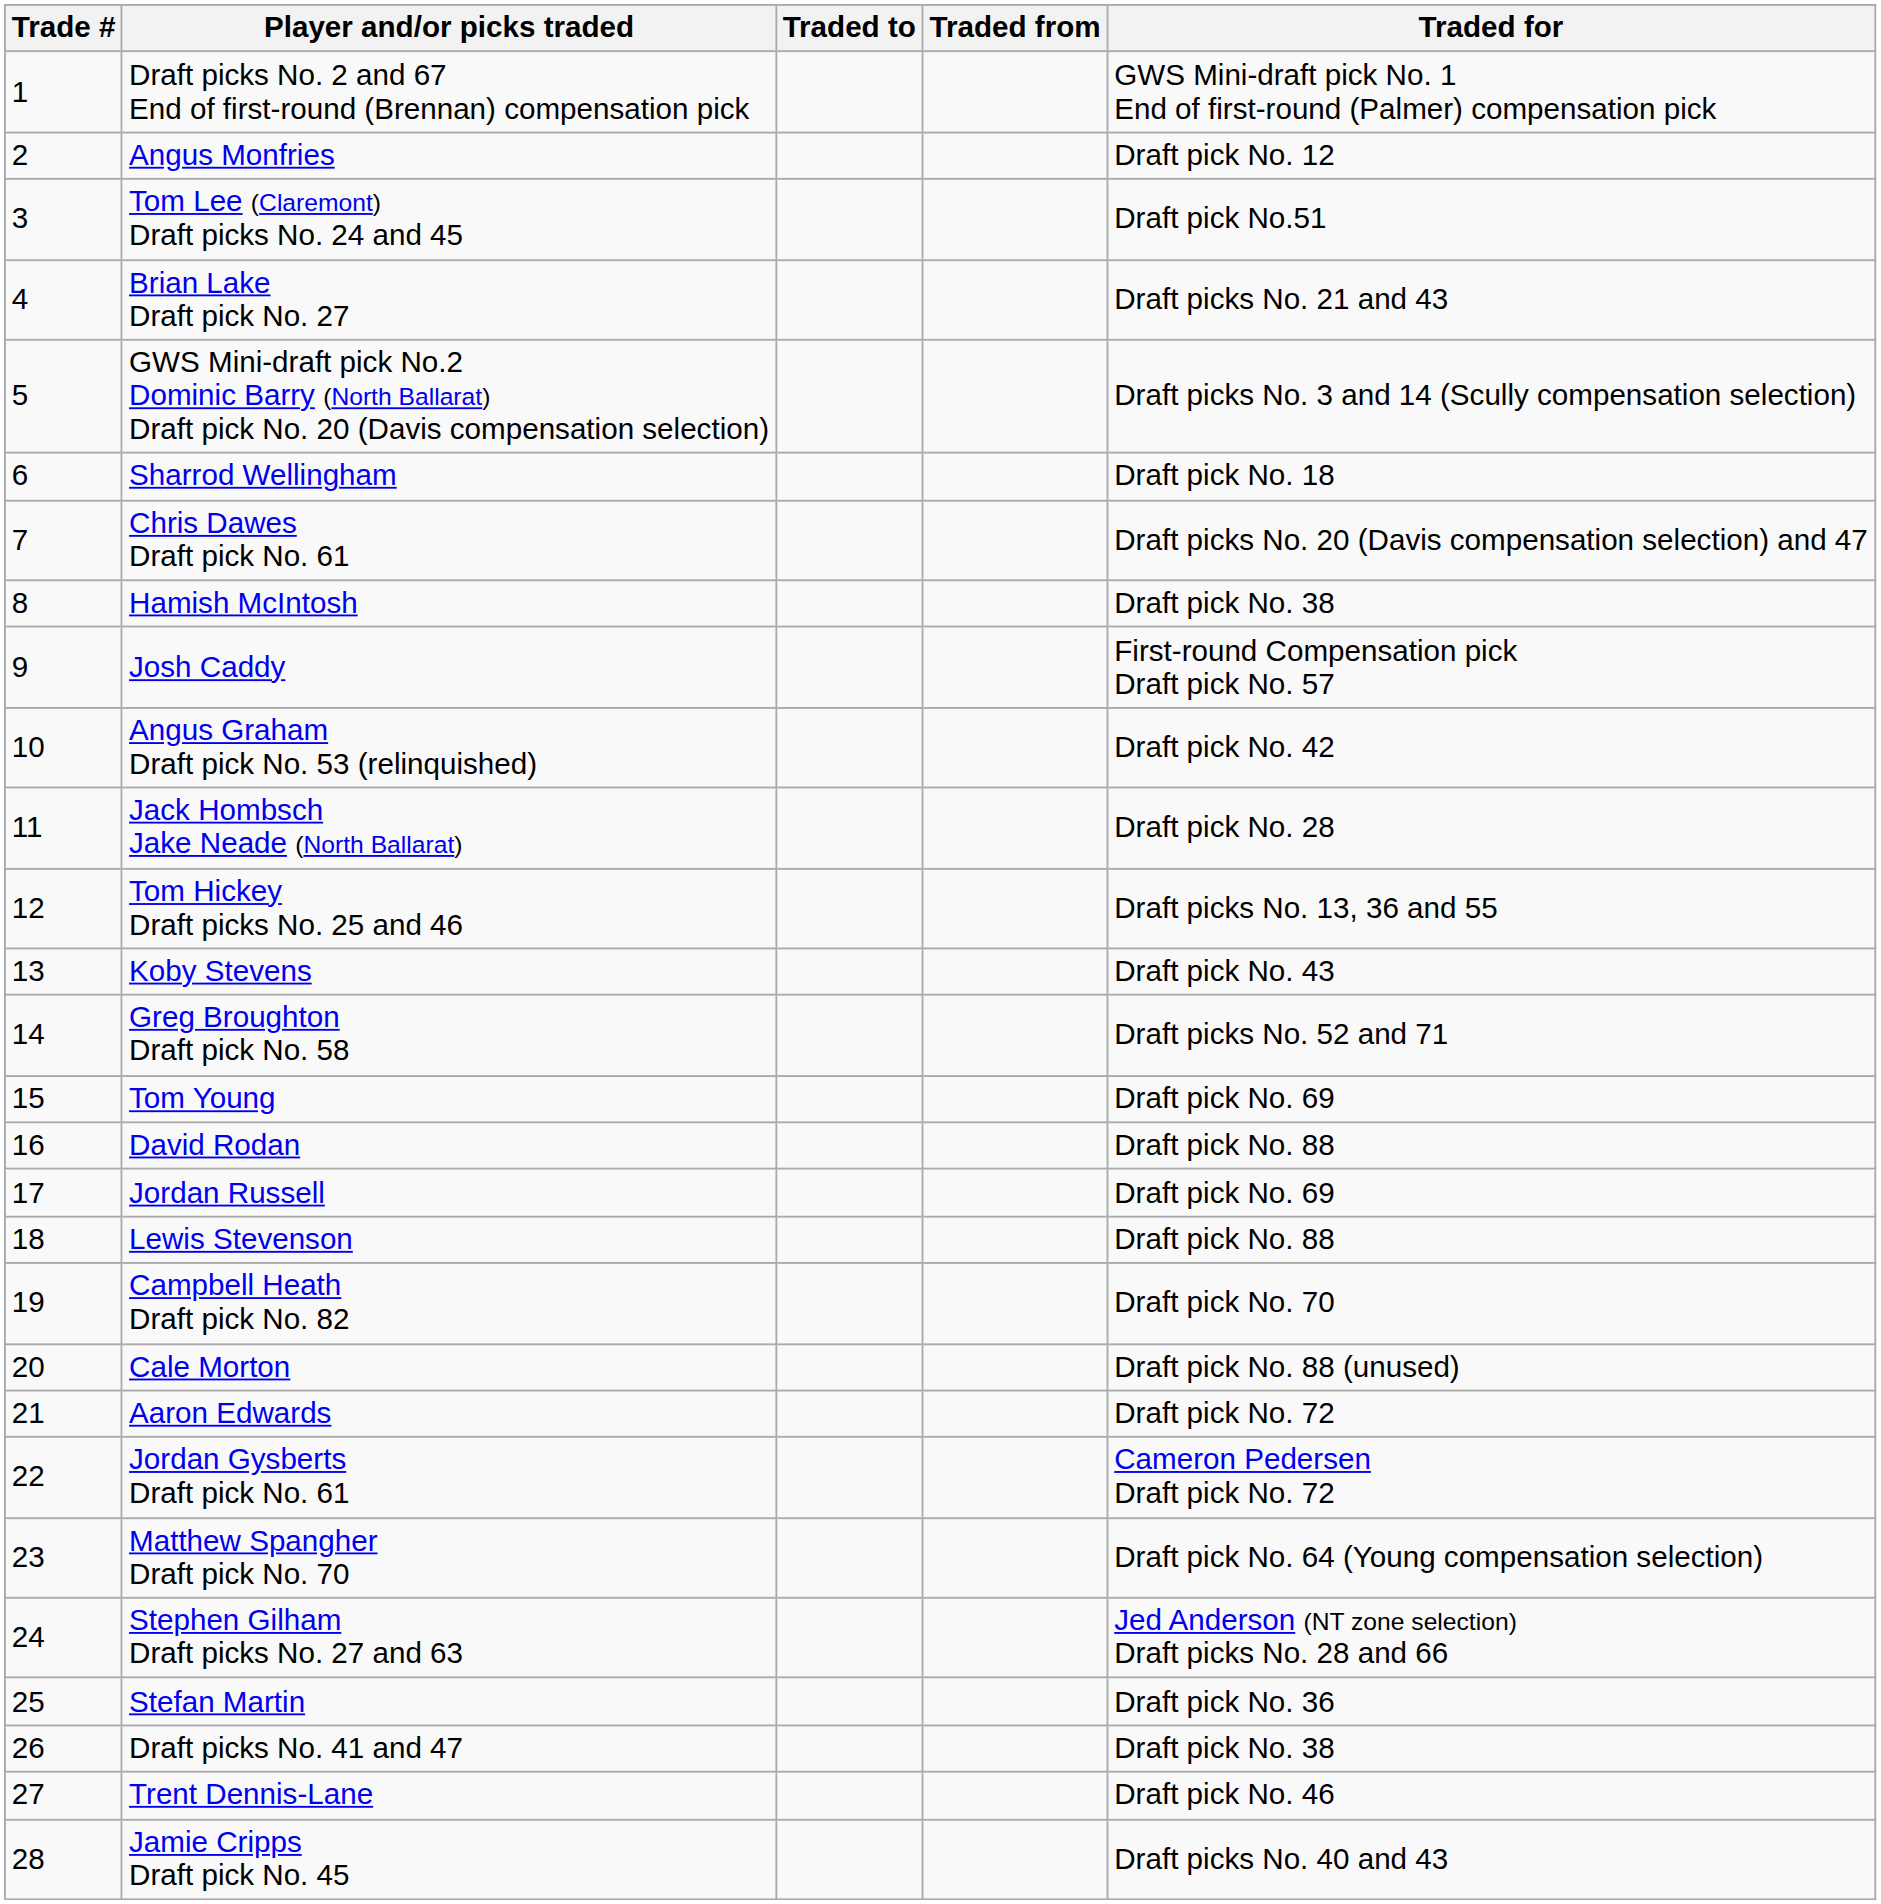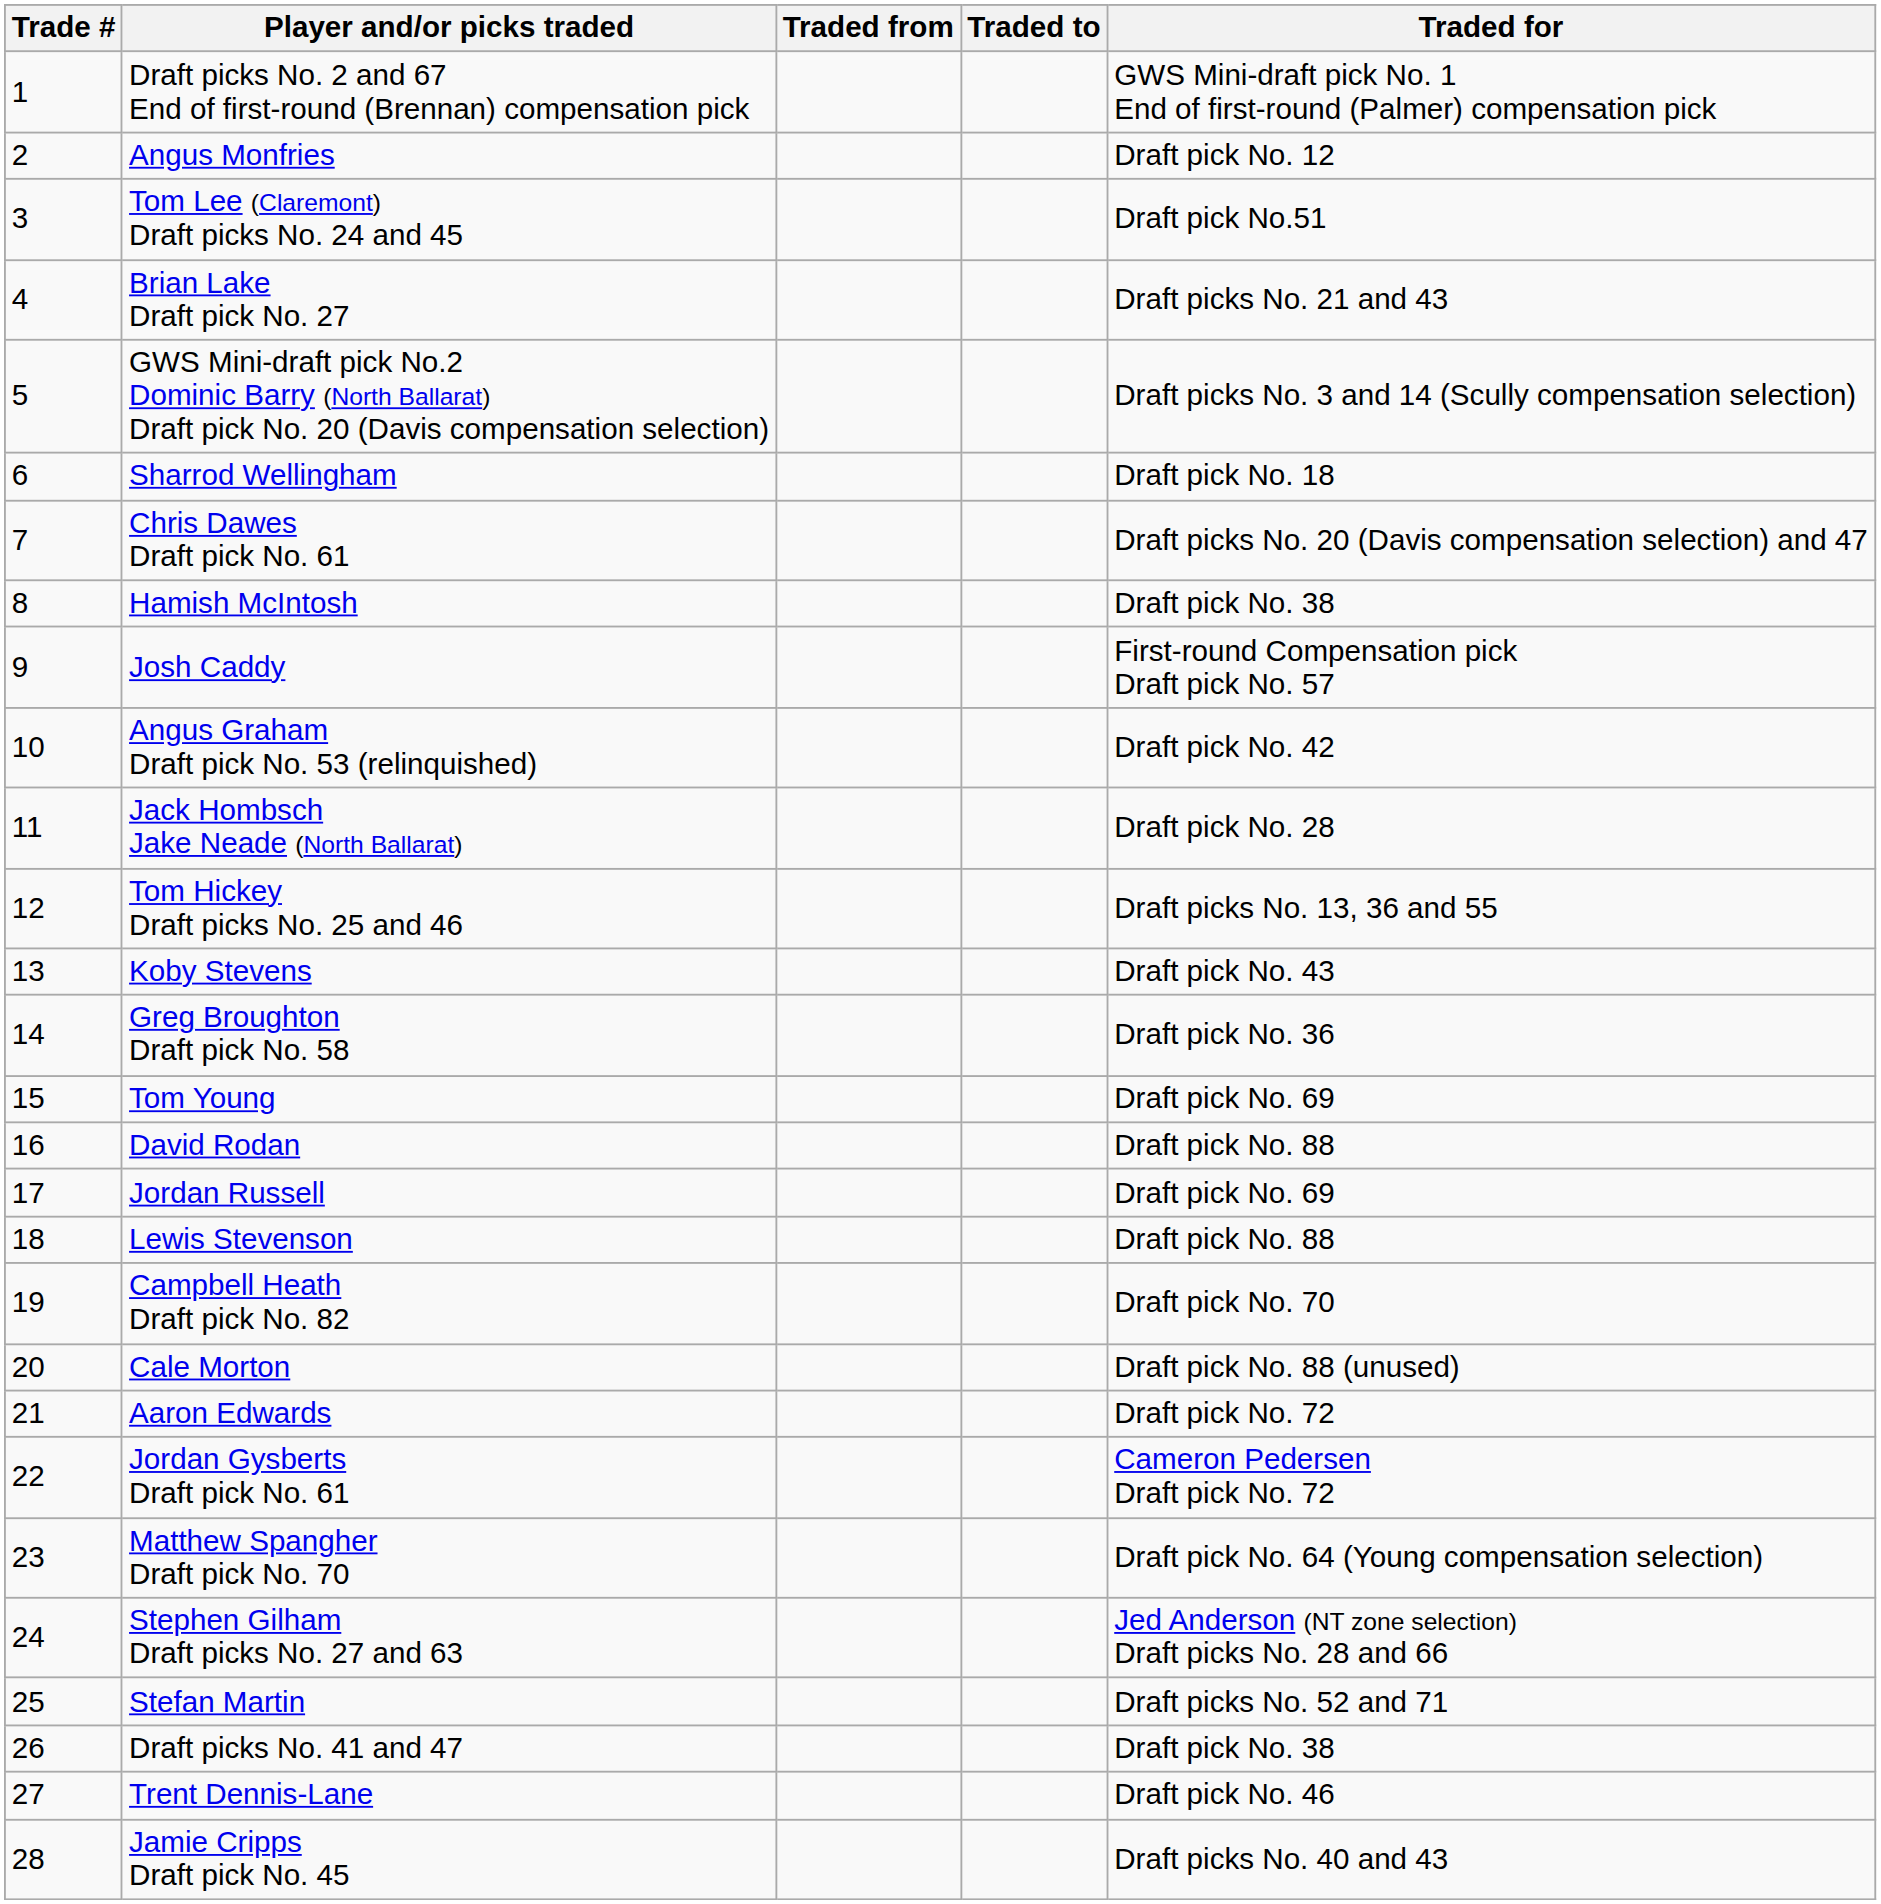columns swapped: (1015, 27) <-> (849, 27)
(1281, 1034) Draft picks No. 52 and 71 -> (1224, 1034) Draft pick No. 36
(1224, 1701) Draft pick No. 36 -> (1281, 1701) Draft picks No. 52 and 71
